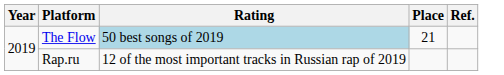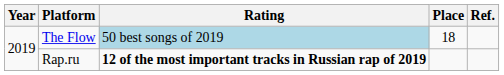(428, 37) 21 -> (448, 37) 18
(254, 59) normal -> (264, 59) bold
